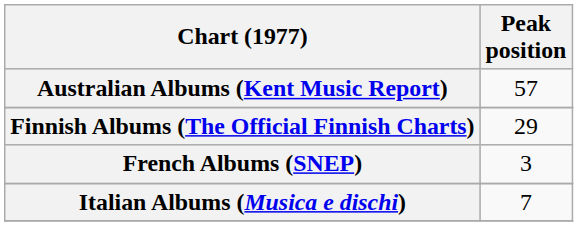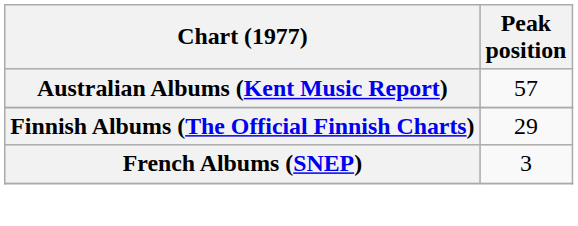- row: (242, 201)
